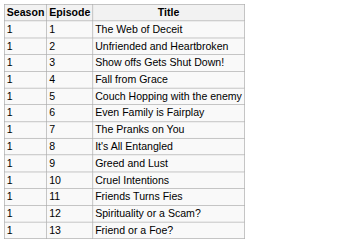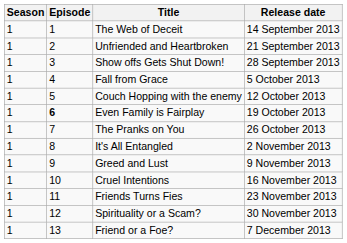+ column: (293, 12)
(52, 113) normal -> (52, 113) bold
